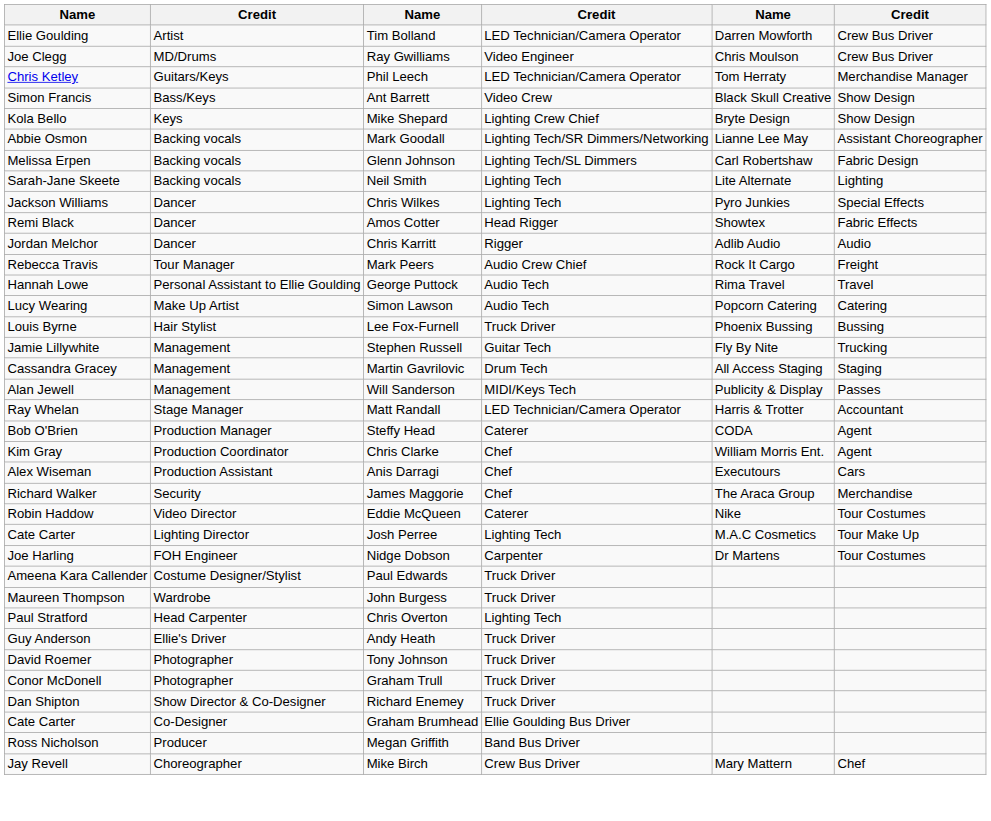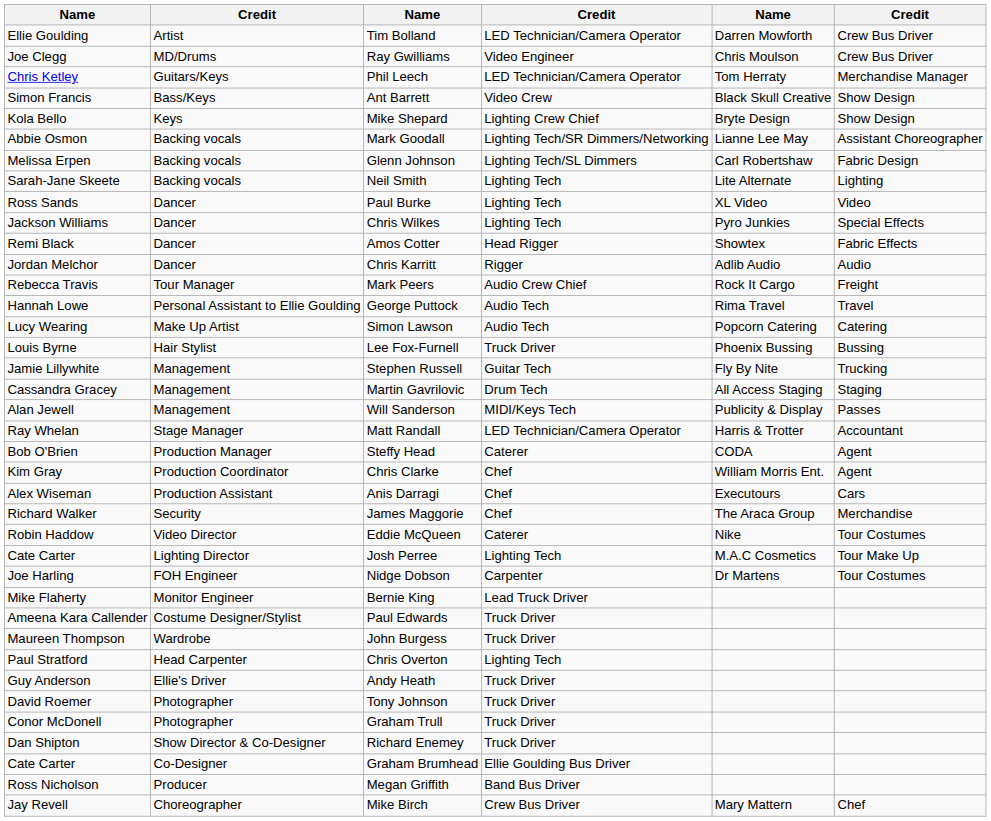+ row: (399, 202)
+ row: (401, 597)
